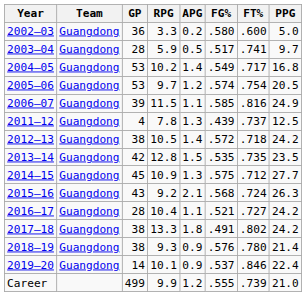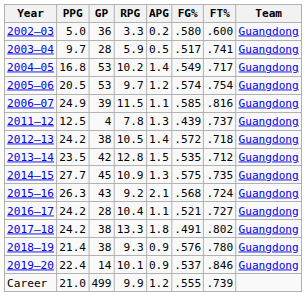columns swapped: (89, 14) <-> (285, 14)
(253, 157) .735 -> (220, 157) .712
(253, 175) .712 -> (220, 175) .735
